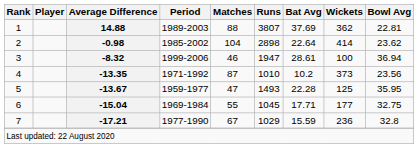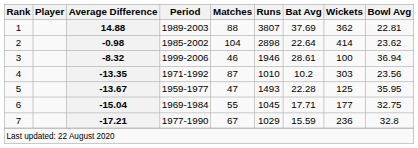(269, 58) 1947 -> (269, 58) 1946
(345, 74) 373 -> (345, 74) 303
